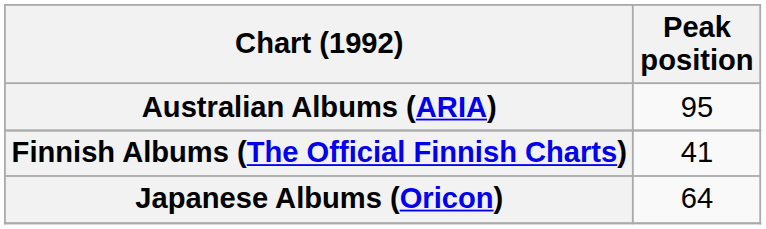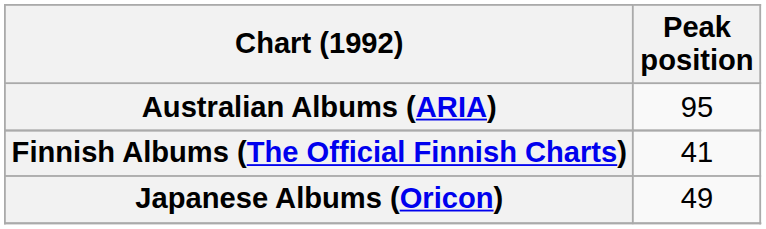(697, 198) 64 -> (697, 198) 49
